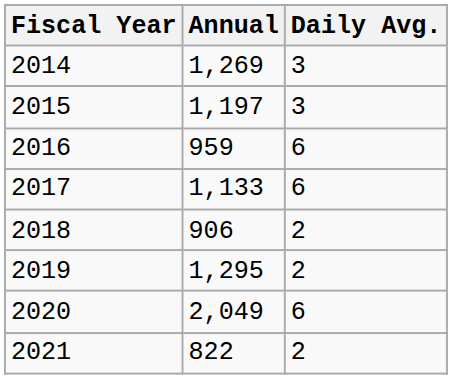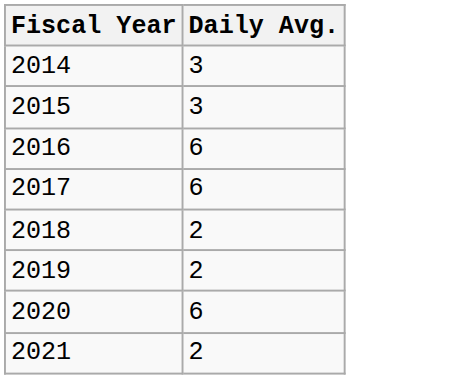- column: (234, 25)
